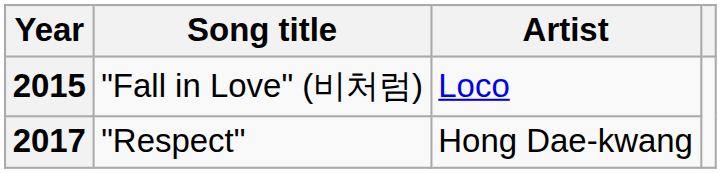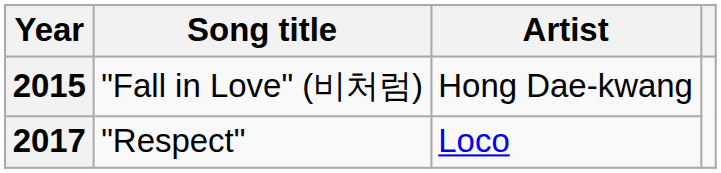(474, 85) Loco -> (566, 85) Hong Dae-kwang
(566, 141) Hong Dae-kwang -> (474, 141) Loco
